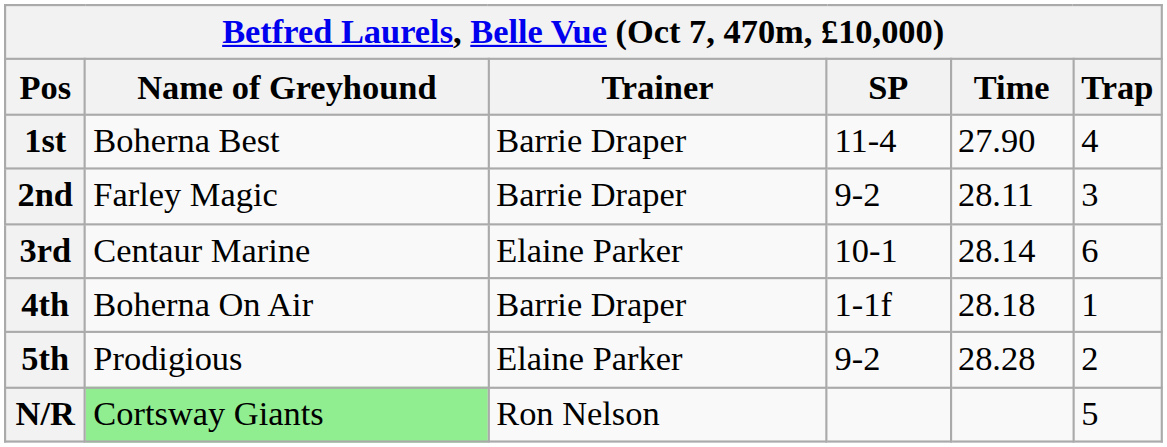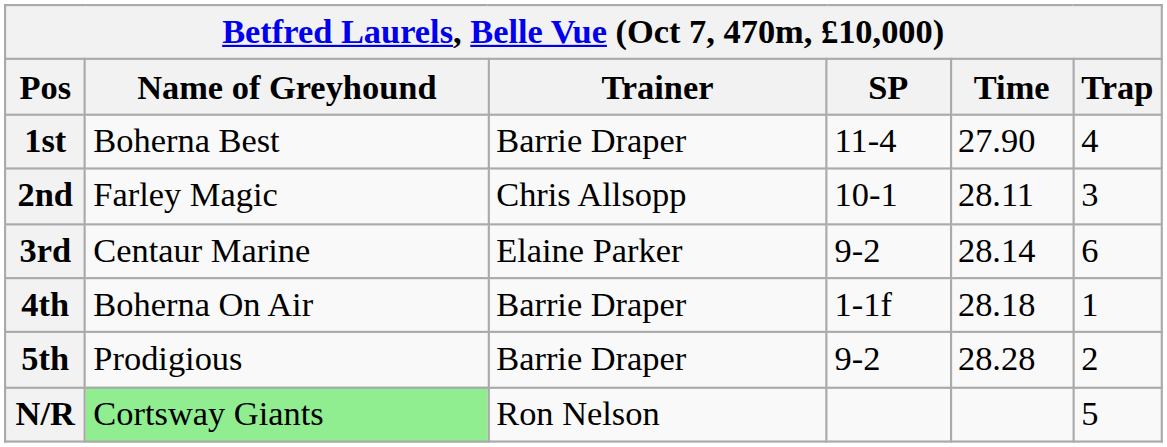(591, 195) Barrie Draper -> (591, 195) Chris Allsopp
(857, 195) 9-2 -> (866, 195) 10-1
(866, 250) 10-1 -> (857, 250) 9-2
(589, 359) Elaine Parker -> (591, 359) Barrie Draper
